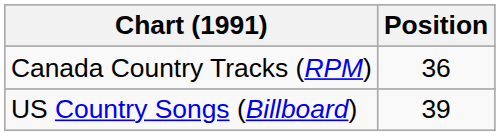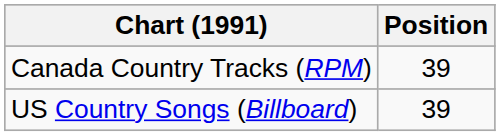(436, 67) 36 -> (436, 67) 39
